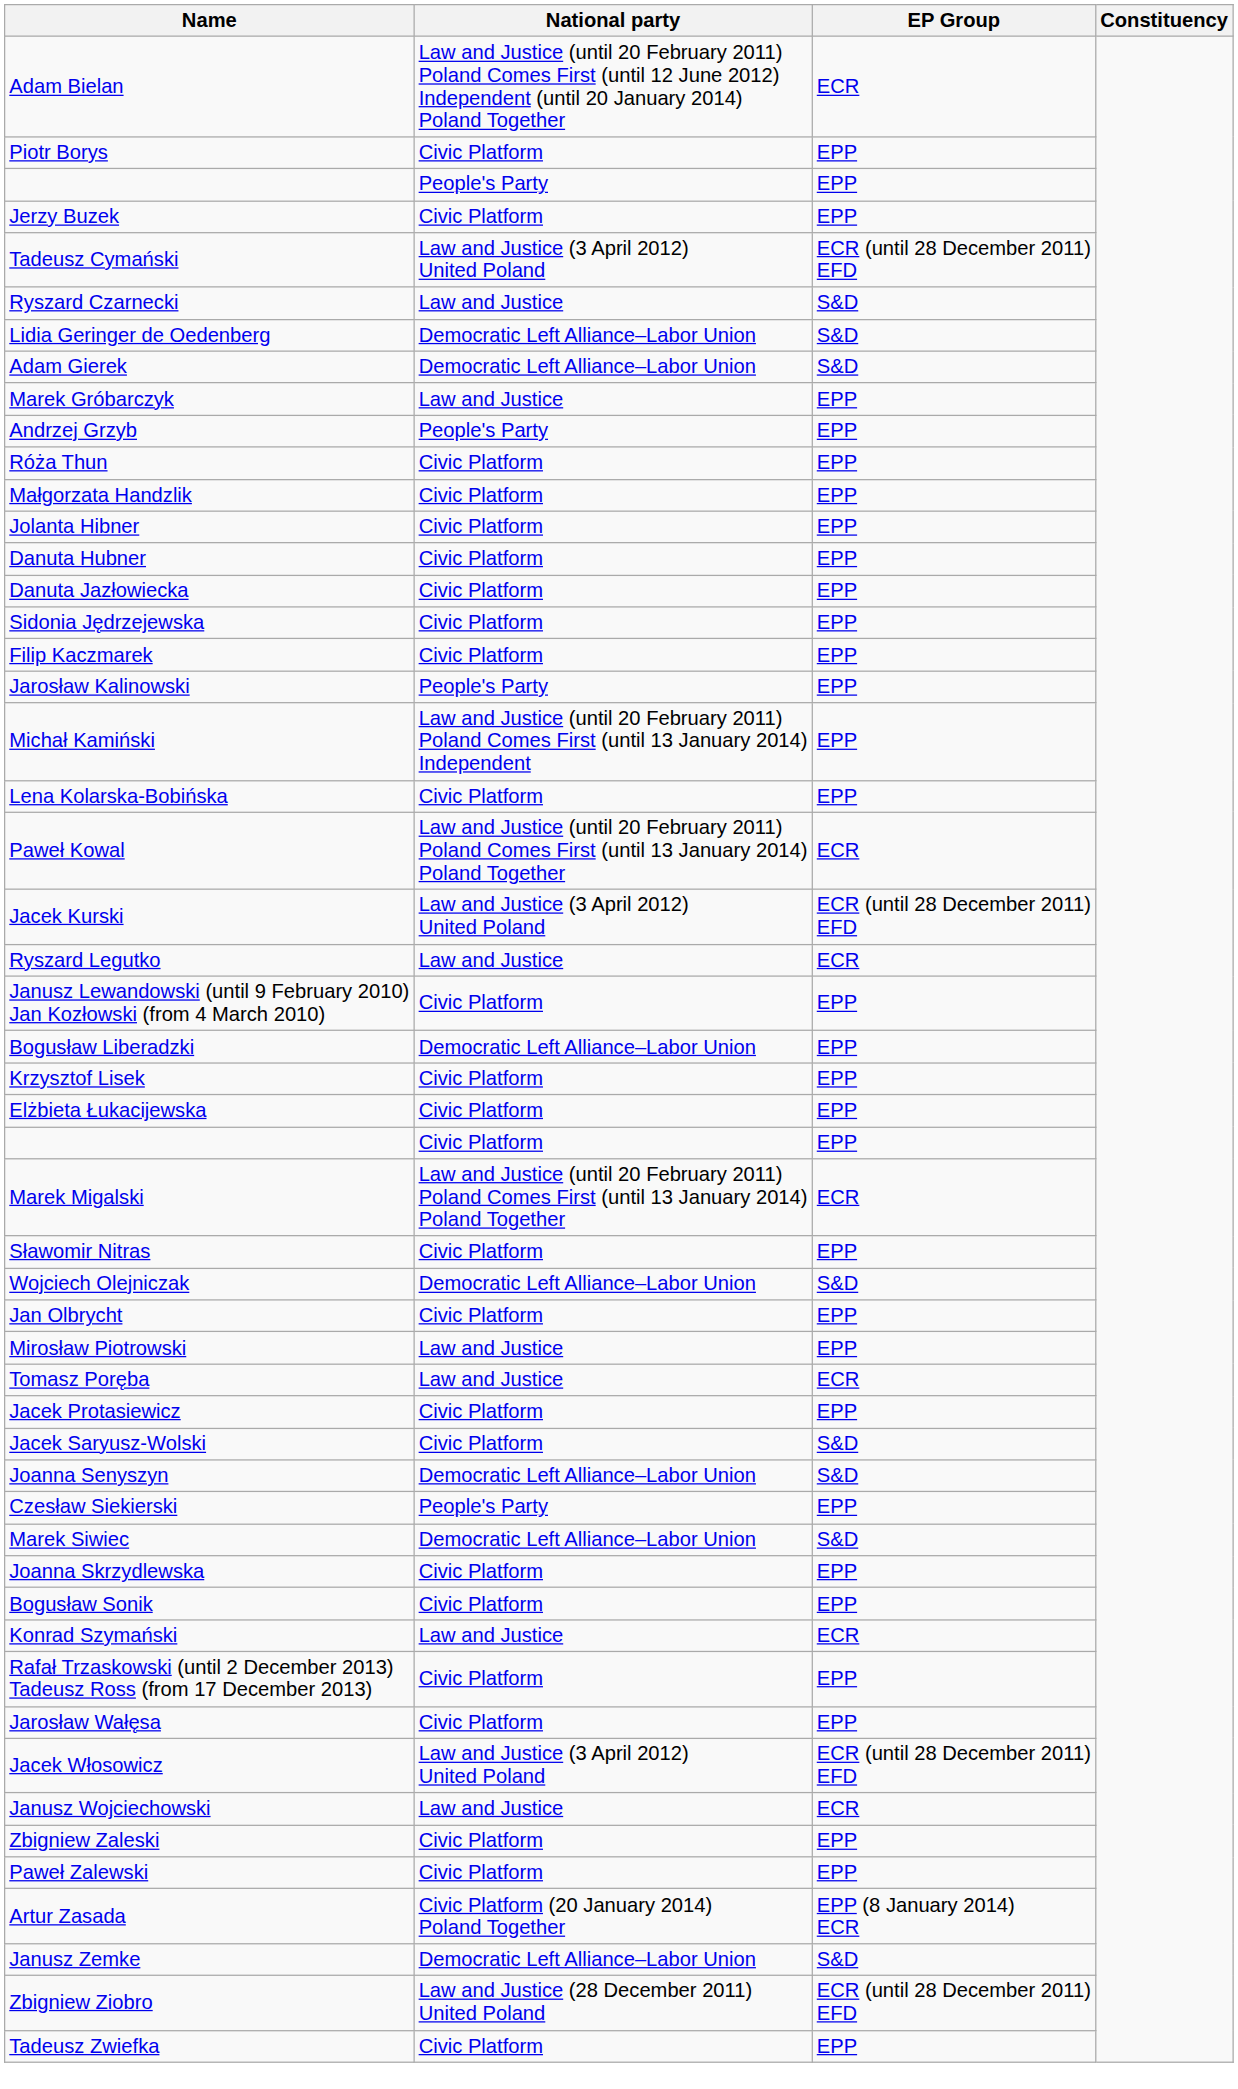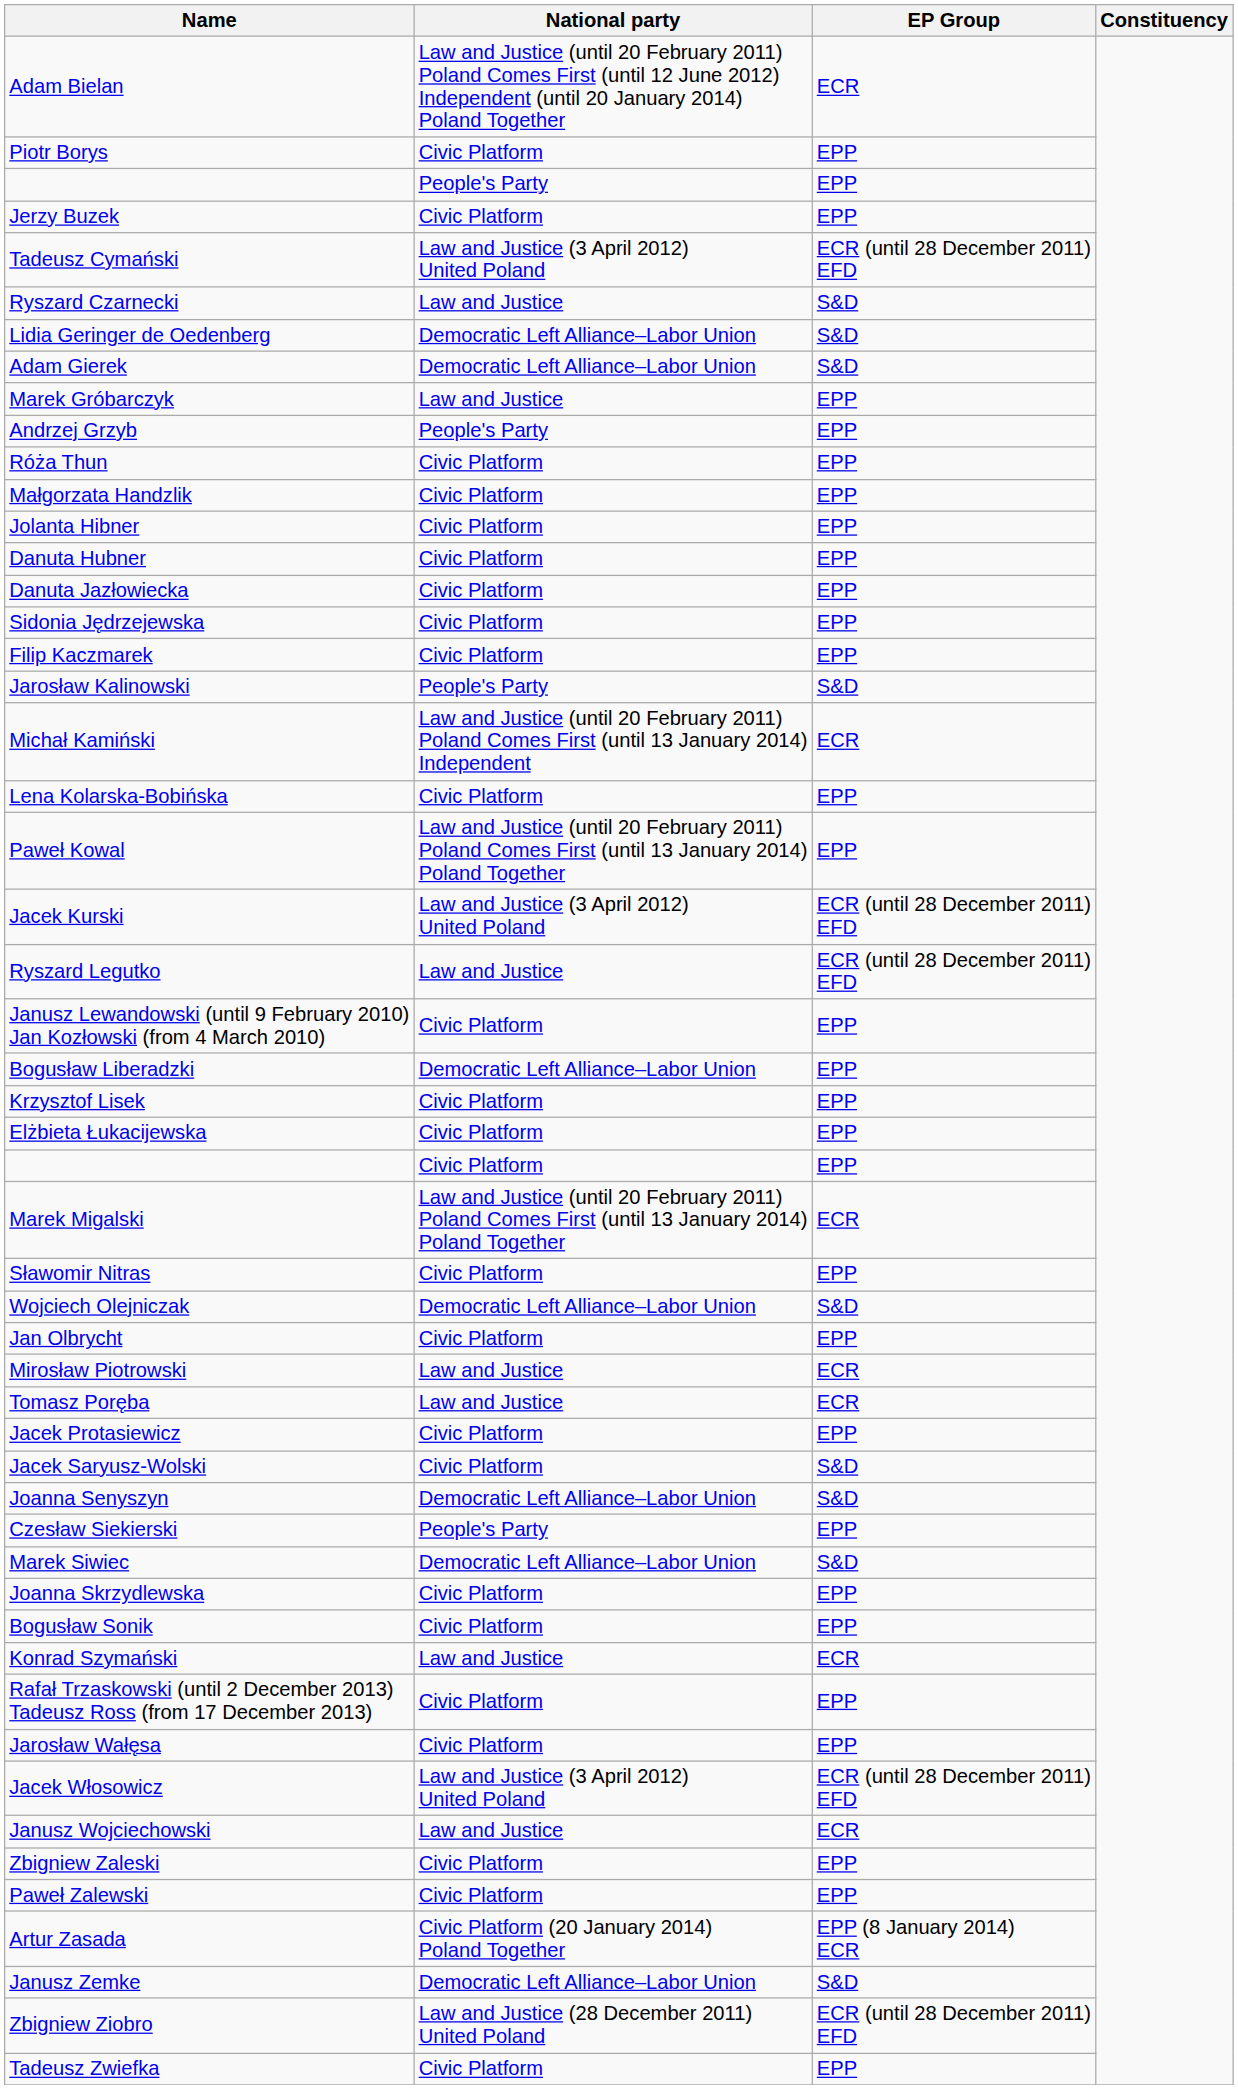(837, 686) EPP -> (838, 686) S&D
(837, 741) EPP -> (838, 741) ECR
(838, 850) ECR -> (837, 850) EPP
(838, 959) ECR -> (954, 971) ECR (until 28 December 2011) EFD
(837, 1347) EPP -> (838, 1370) ECR
